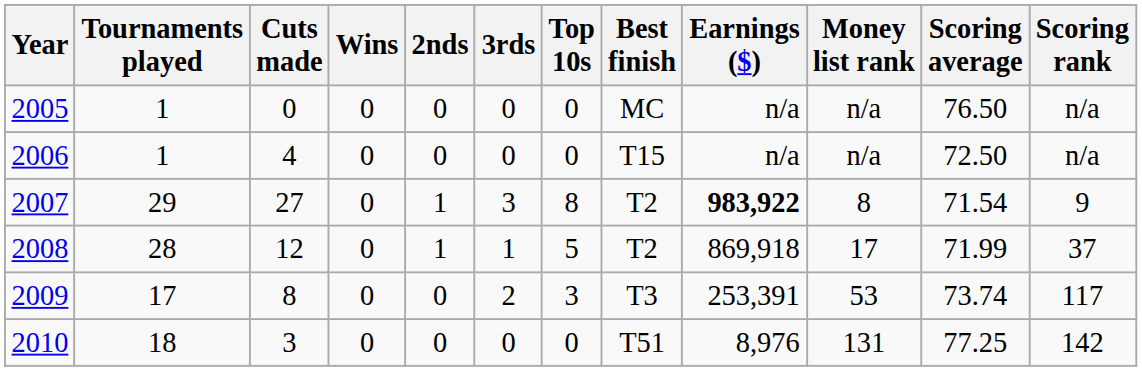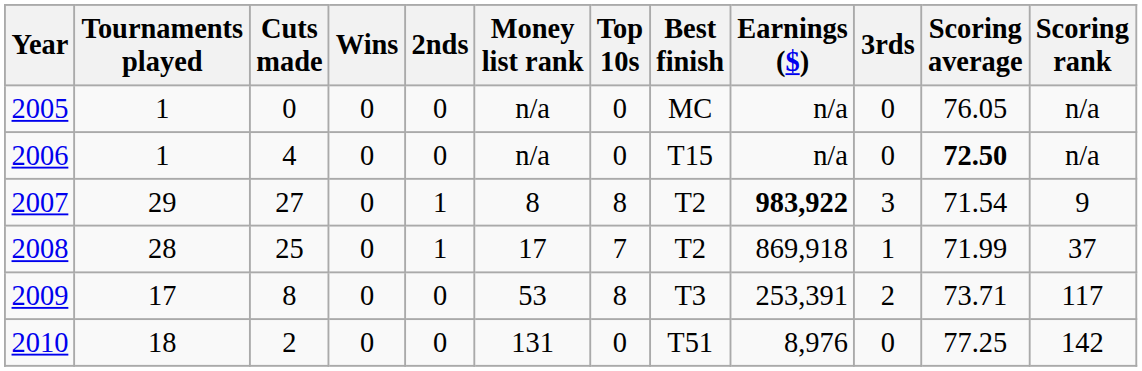columns swapped: (509, 44) <-> (864, 44)
(975, 108) 76.50 -> (975, 108) 76.05
(975, 155) normal -> (975, 155) bold
(289, 249) 12 -> (289, 249) 25
(572, 249) 5 -> (620, 249) 7
(572, 296) 3 -> (620, 296) 8
(975, 296) 73.74 -> (975, 296) 73.71
(289, 342) 3 -> (289, 342) 2
